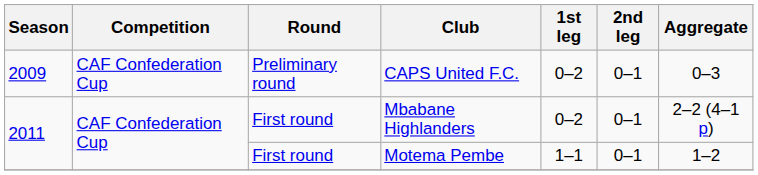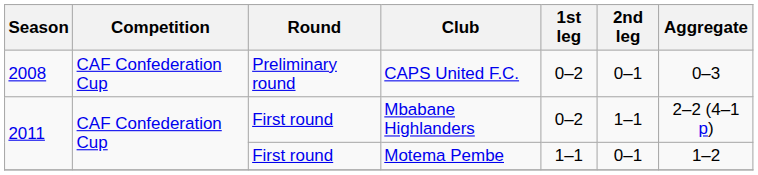(27, 73) 2009 -> (27, 73) 2008
(628, 119) 0–1 -> (628, 119) 1–1
